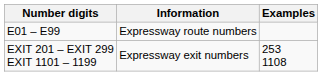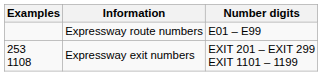columns swapped: (289, 13) <-> (60, 13)
